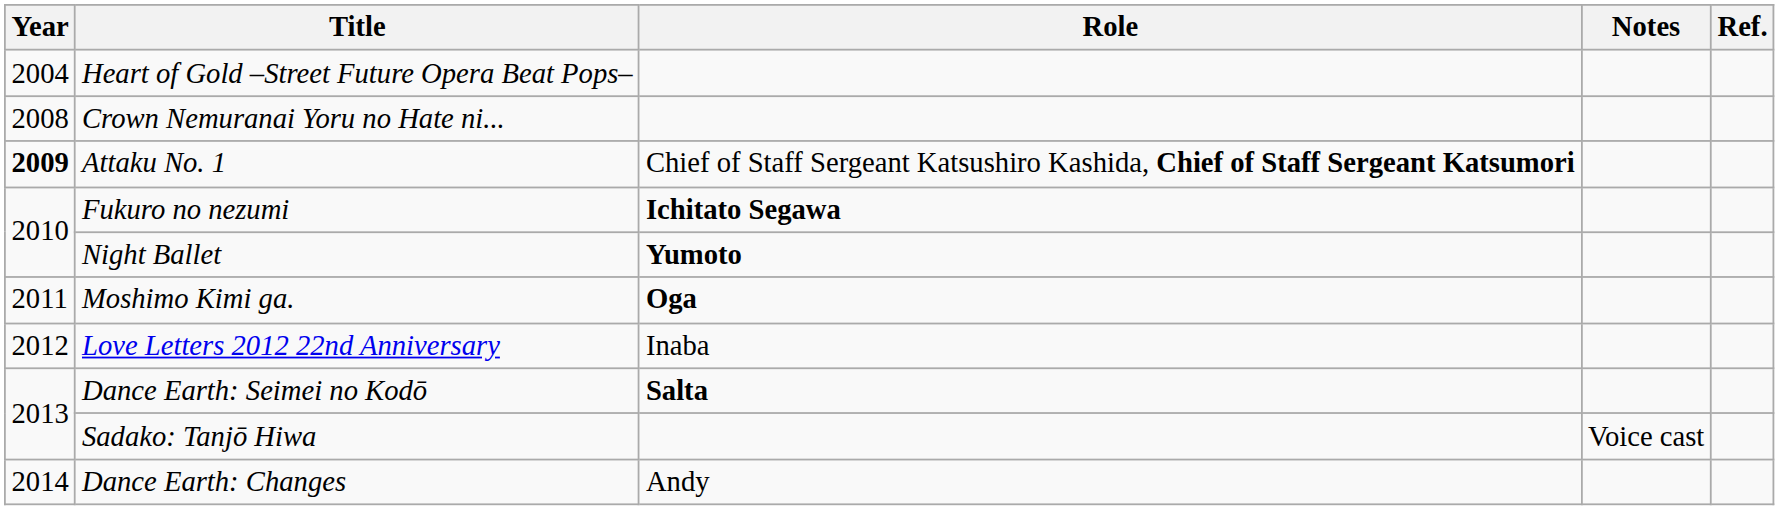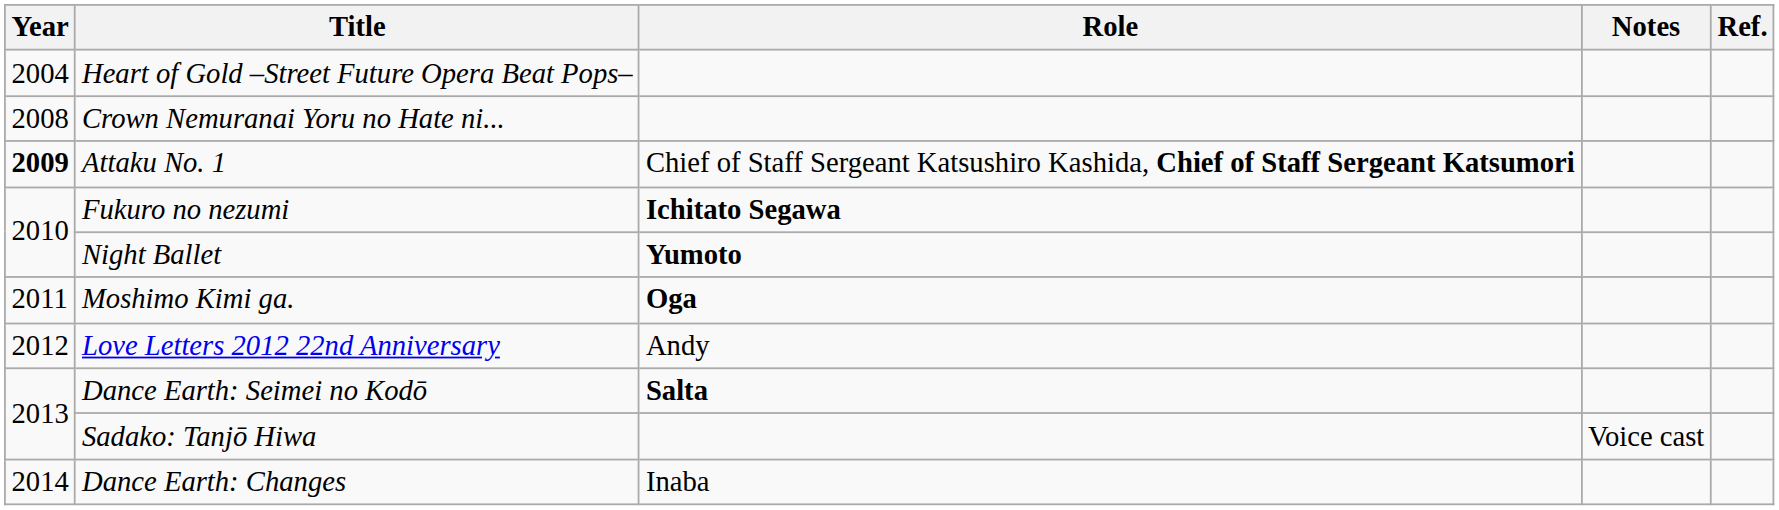(678, 345) Inaba -> (678, 345) Andy
(678, 481) Andy -> (678, 481) Inaba
